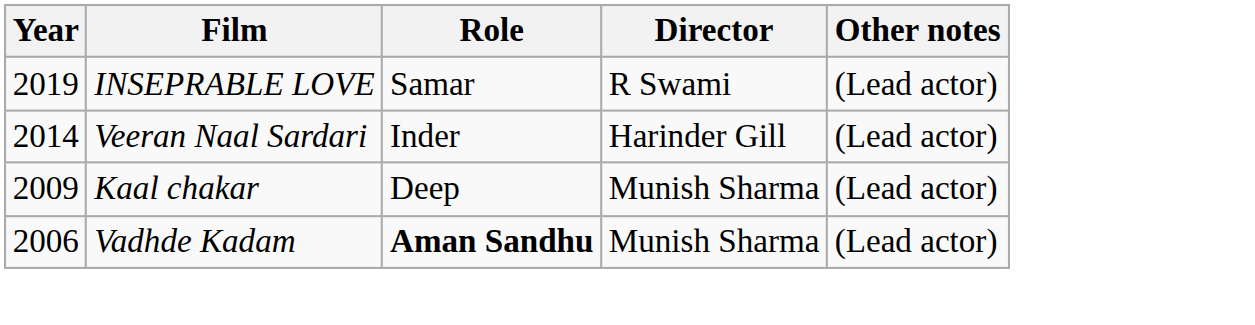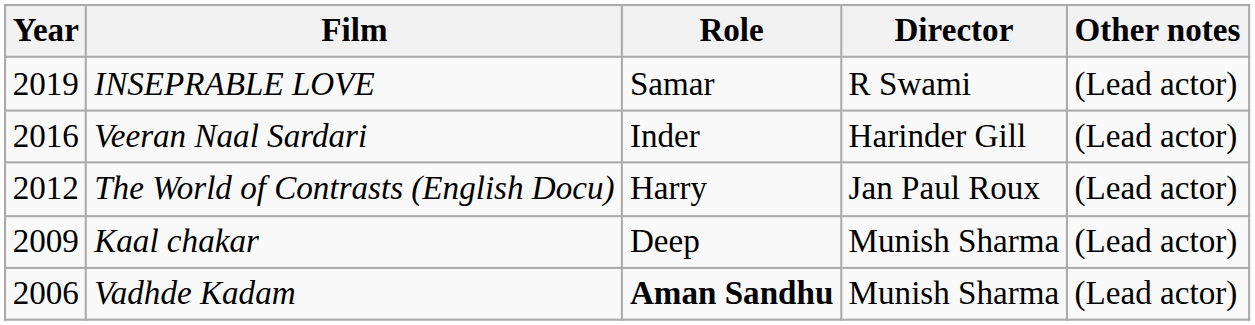(46, 135) 2014 -> (46, 135) 2016
+ row: (354, 188)
